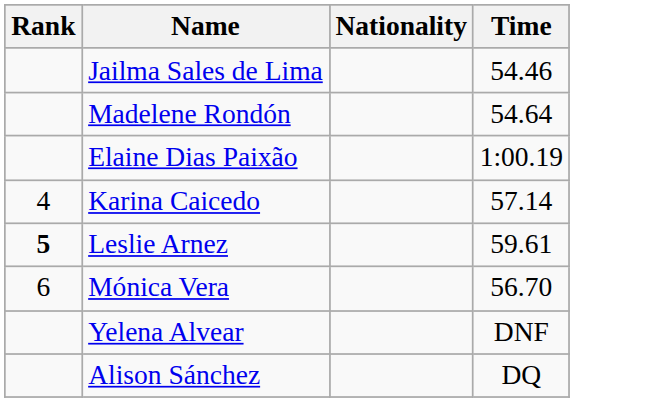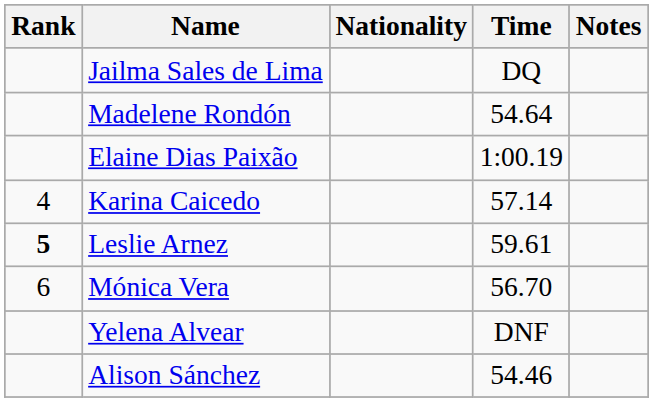+ column: (609, 26)
(521, 69) 54.46 -> (521, 69) DQ
(521, 375) DQ -> (521, 375) 54.46
